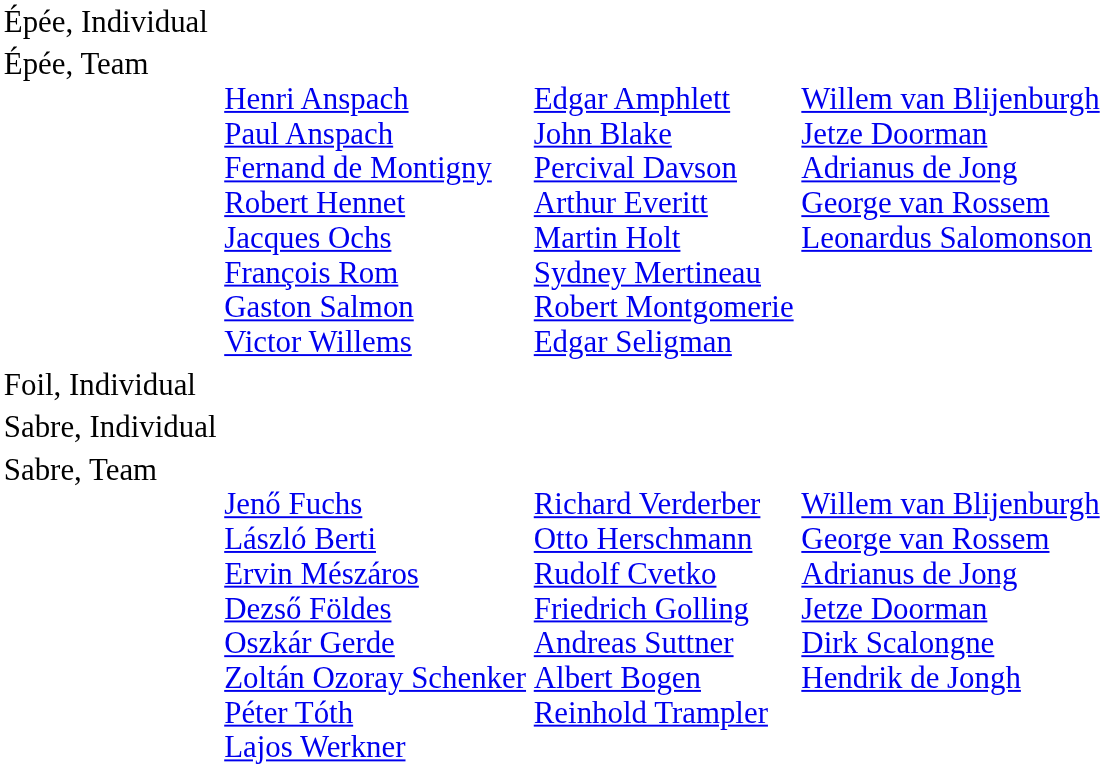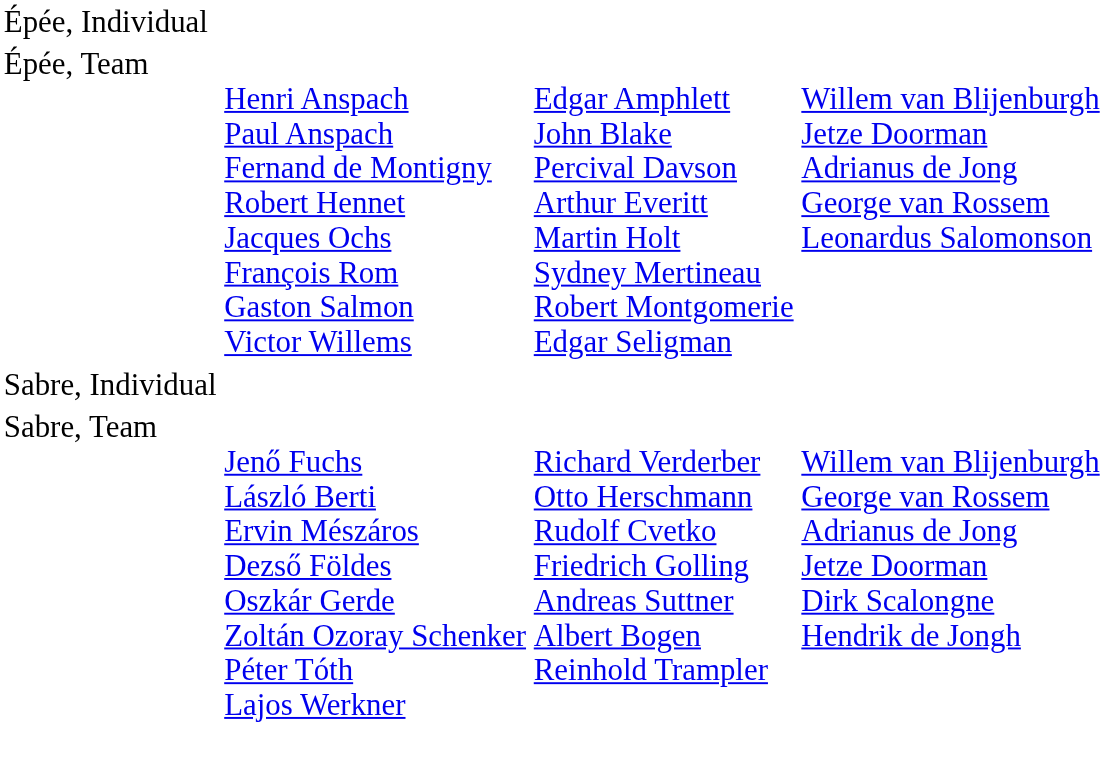- row: (100, 384)
